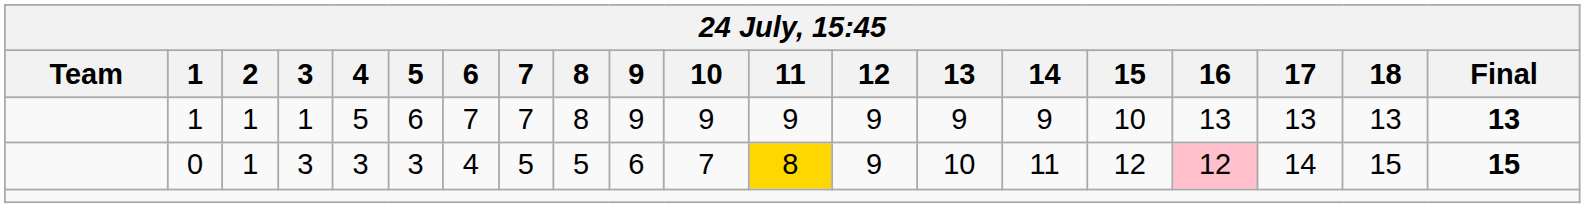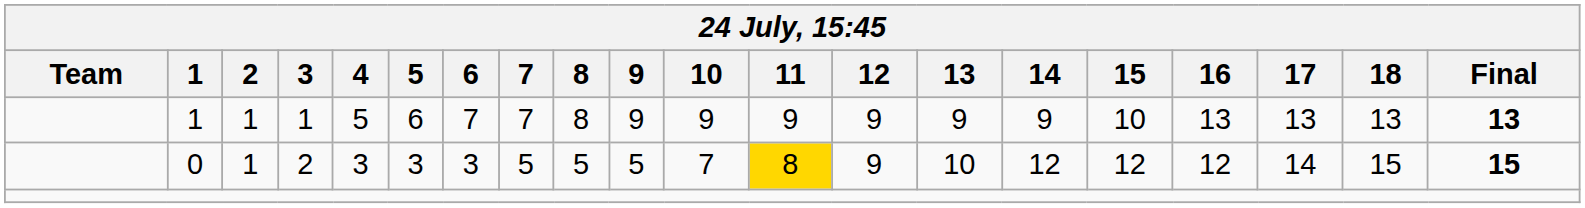(305, 165) 3 -> (305, 165) 2
(471, 165) 4 -> (471, 165) 3
(636, 165) 6 -> (636, 165) 5
(1045, 165) 11 -> (1045, 165) 12
(1215, 165) pink background -> (1215, 165) no background
